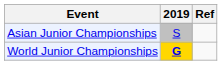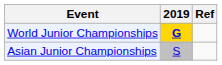rows swapped: (82, 33) <-> (82, 51)
